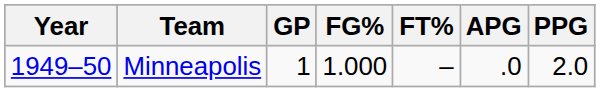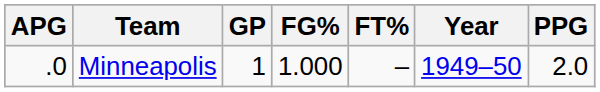columns swapped: (61, 25) <-> (494, 25)
